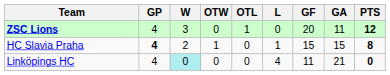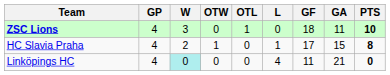(308, 29) 20 -> (308, 29) 18
(370, 29) 12 -> (370, 29) 10
(155, 45) bold -> (155, 45) normal
(308, 45) 15 -> (308, 45) 17
